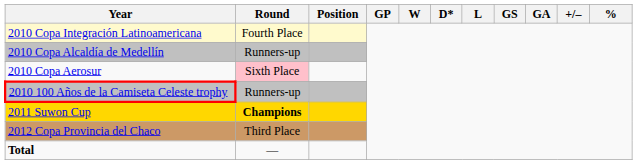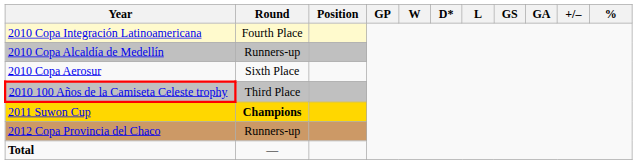(272, 71) pink background -> (272, 71) no background
(273, 91) Runners-up -> (273, 91) Third Place
(272, 131) Third Place -> (272, 131) Runners-up
